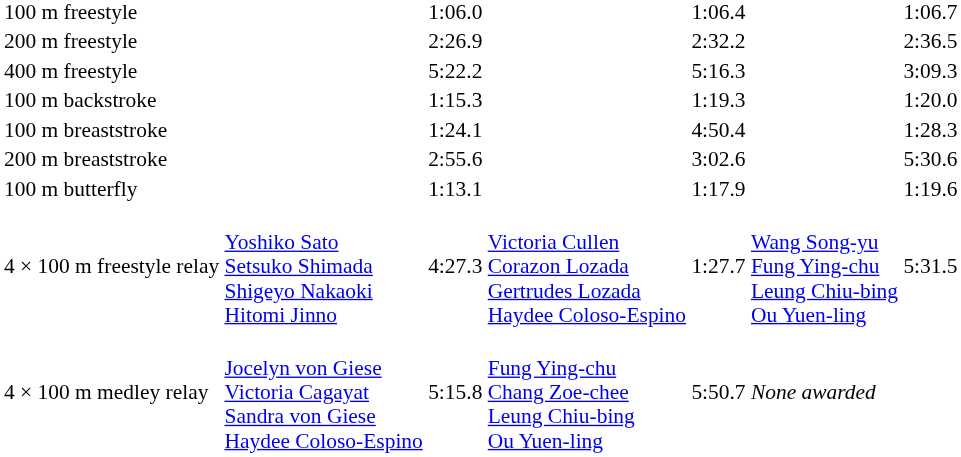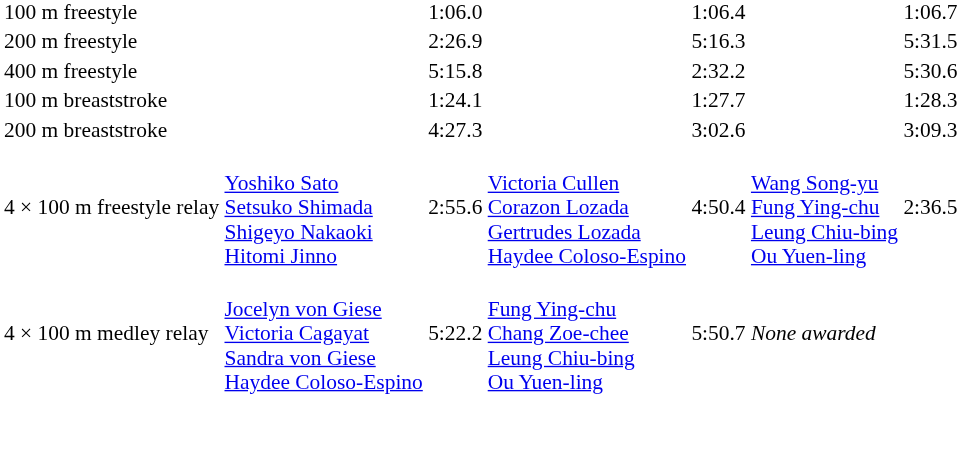(718, 41) 2:32.2 -> (718, 41) 5:16.3
(930, 41) 2:36.5 -> (930, 41) 5:31.5
(455, 70) 5:22.2 -> (455, 70) 5:15.8
(718, 70) 5:16.3 -> (718, 70) 2:32.2
(930, 70) 3:09.3 -> (930, 70) 5:30.6
- row: (80, 100)
(718, 129) 4:50.4 -> (718, 100) 1:27.7
(455, 159) 2:55.6 -> (455, 129) 4:27.3
(930, 159) 5:30.6 -> (930, 129) 3:09.3
- row: (71, 188)
(455, 266) 4:27.3 -> (455, 207) 2:55.6
(718, 266) 1:27.7 -> (718, 207) 4:50.4
(930, 266) 5:31.5 -> (930, 207) 2:36.5
(455, 392) 5:15.8 -> (455, 333) 5:22.2
